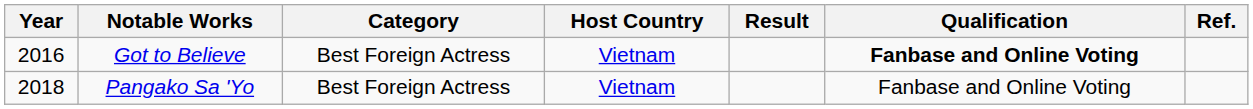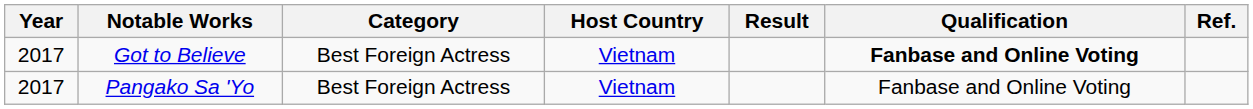(41, 54) 2016 -> (41, 54) 2017
(41, 87) 2018 -> (41, 87) 2017
